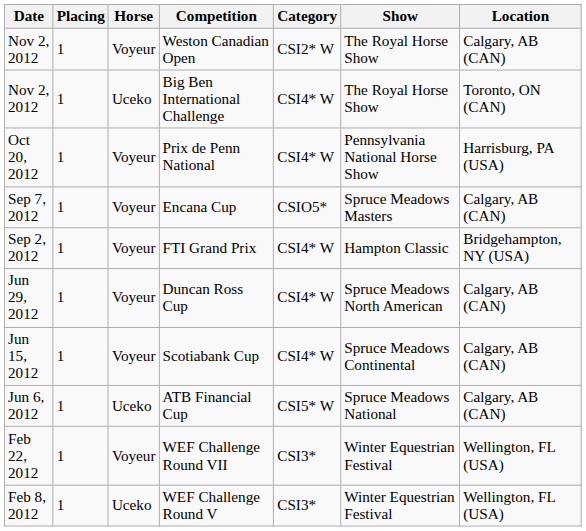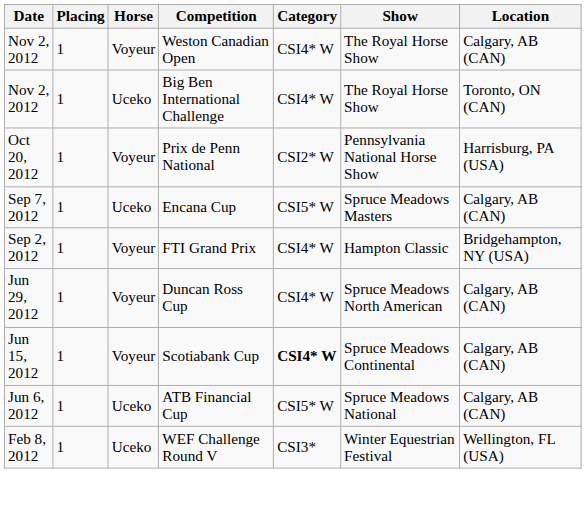(306, 49) CSI2* W -> (306, 49) CSI4* W
(306, 157) CSI4* W -> (306, 157) CSI2* W
(134, 207) Voyeur -> (132, 207) Uceko
(302, 207) CSIO5* -> (306, 207) CSI5* W
(306, 356) normal -> (307, 356) bold
- row: (211, 455)
